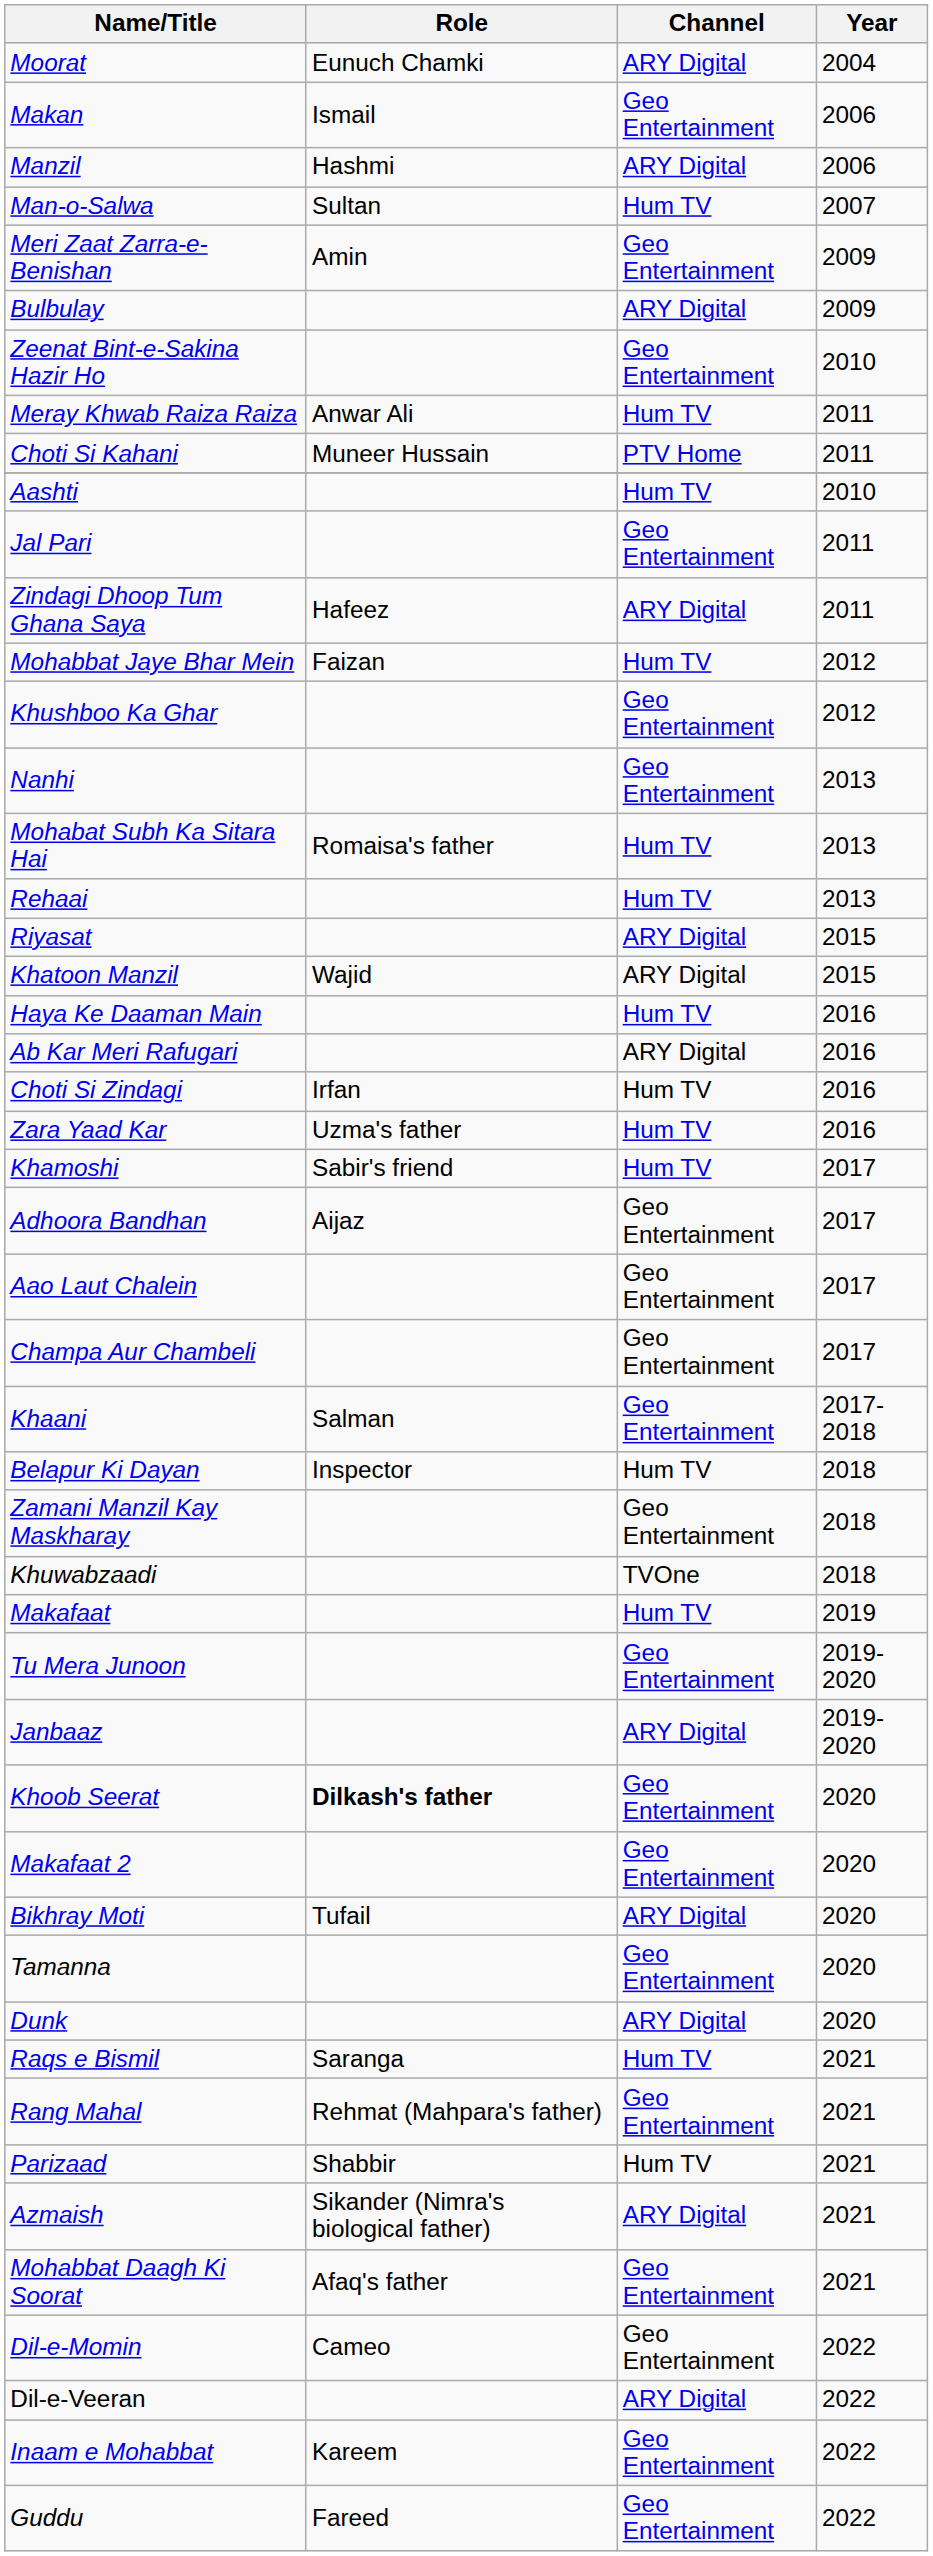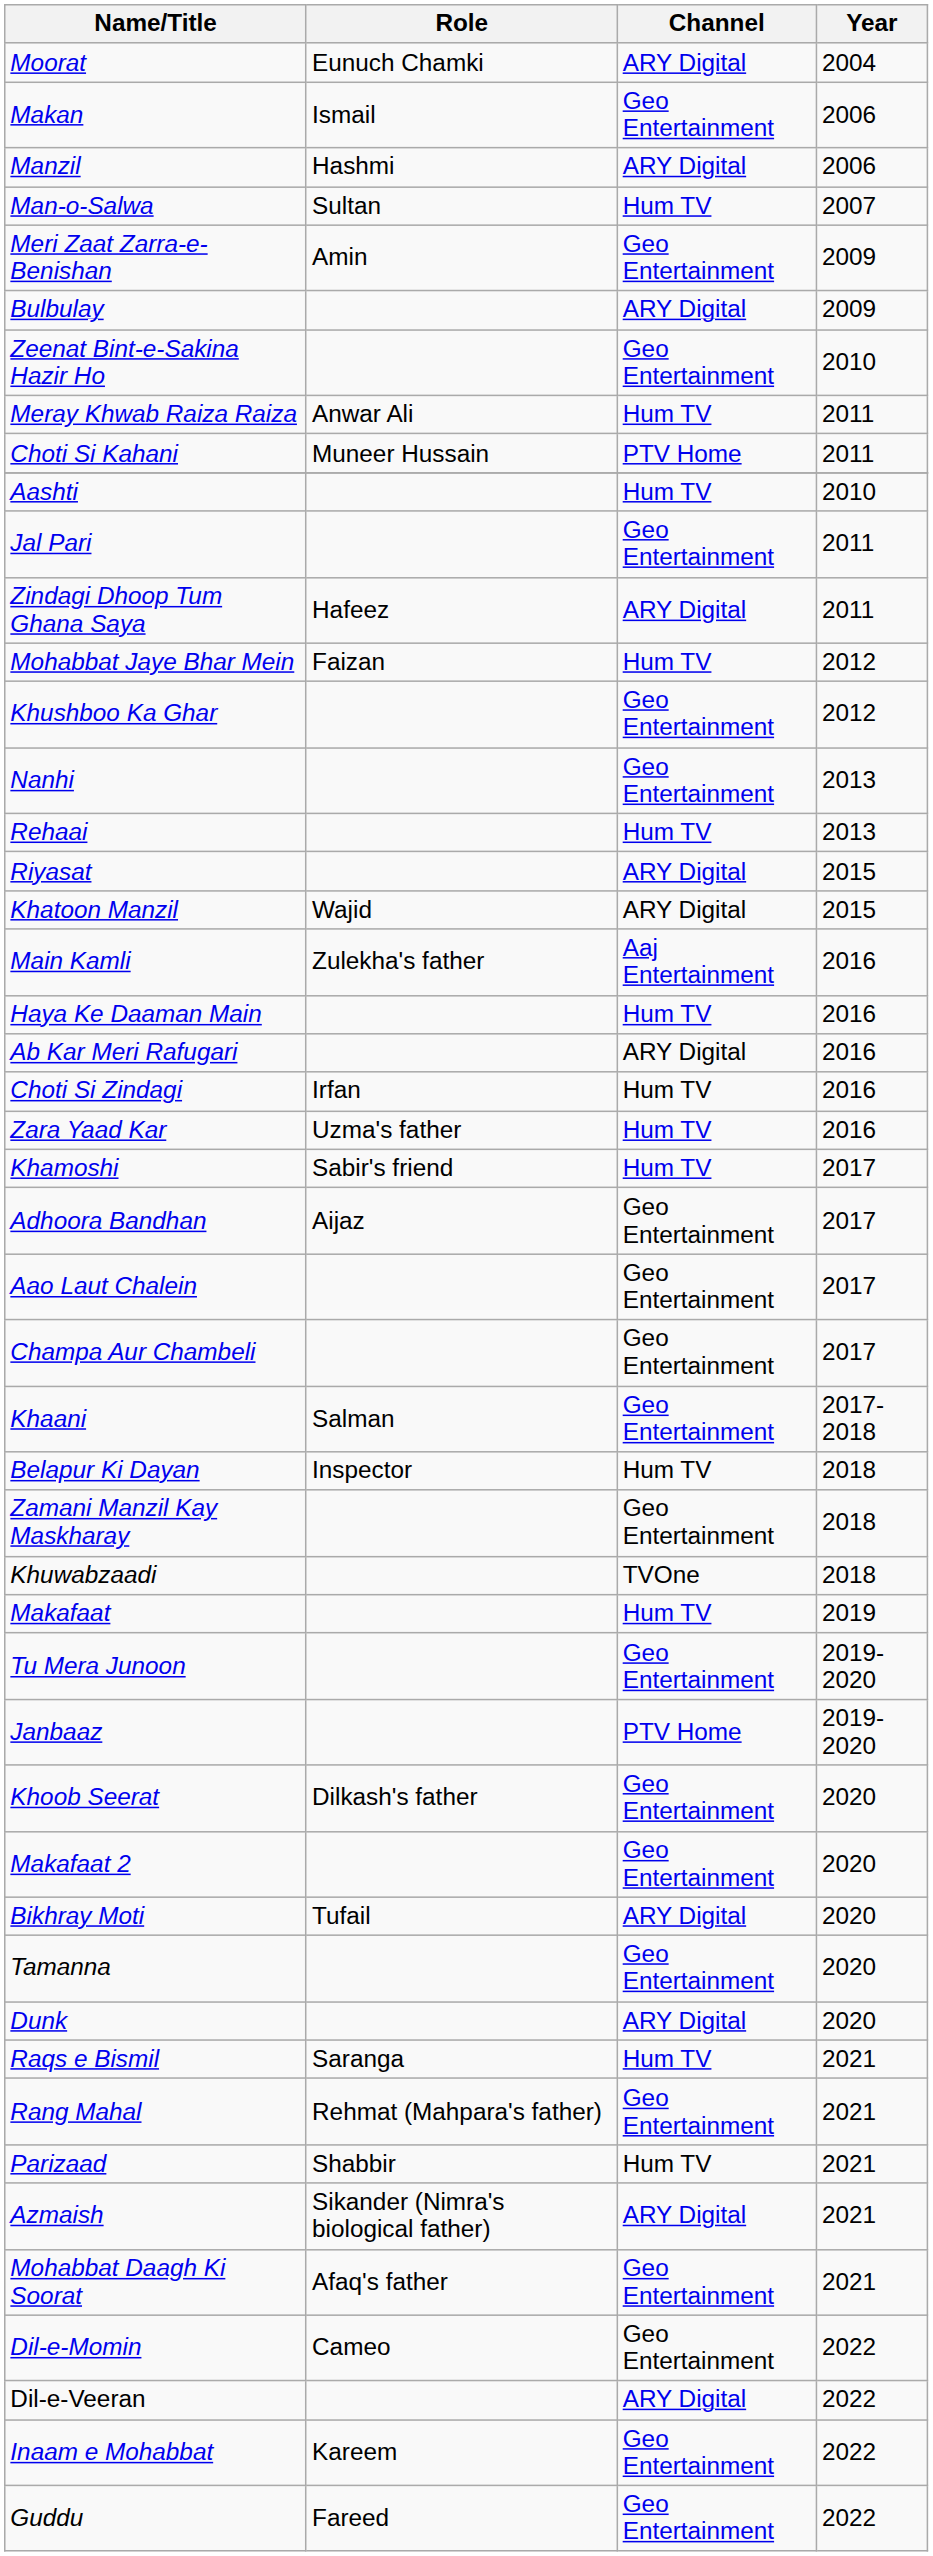- row: (143, 846)
+ row: (71, 961)
(684, 1731) ARY Digital -> (682, 1731) PTV Home
(402, 1797) bold -> (395, 1797) normal
